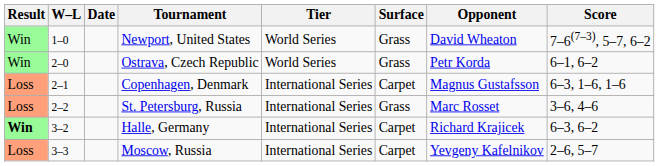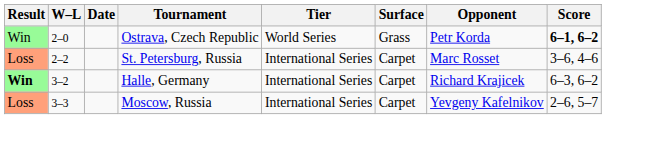- row: (186, 39)
(574, 62) normal -> (574, 37) bold
- row: (185, 84)
(394, 106) Grass -> (397, 59) Carpet
